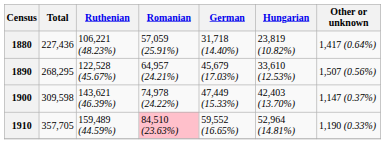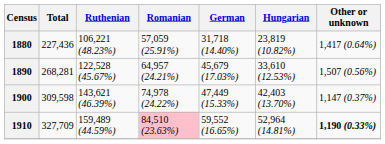(58, 71) 268,295 -> (58, 71) 268,281
(58, 125) 357,705 -> (58, 125) 327,709
(348, 125) normal -> (348, 125) bold
